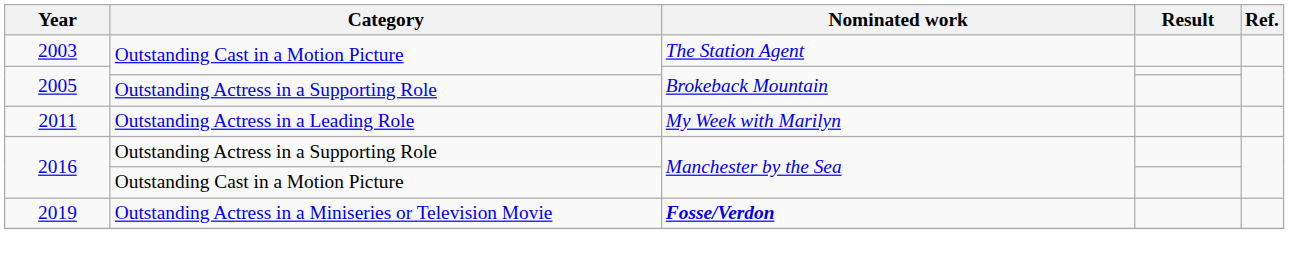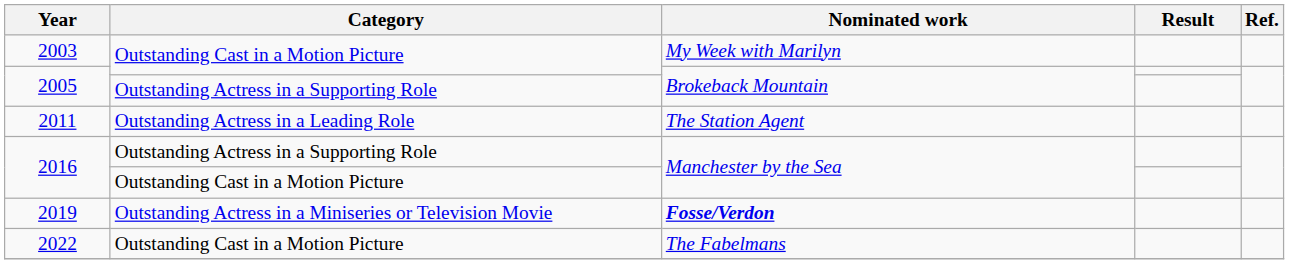(735, 50) The Station Agent -> (753, 50) My Week with Marilyn
(753, 120) My Week with Marilyn -> (735, 120) The Station Agent
+ row: (57, 243)
